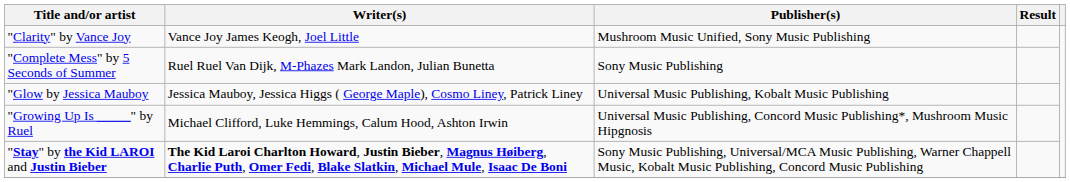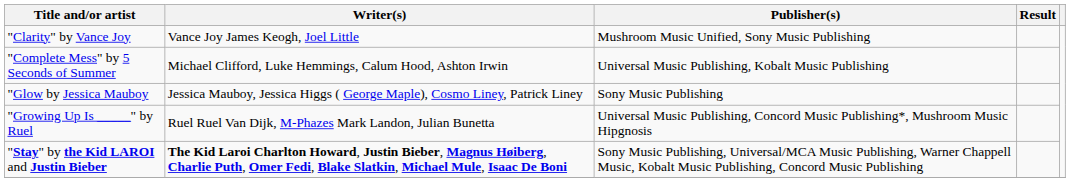(331, 65) Ruel Ruel Van Dijk, M-Phazes Mark Landon, Julian Bunetta -> (338, 65) Michael Clifford, Luke Hemmings, Calum Hood, Ashton Irwin
(660, 65) Sony Music Publishing -> (743, 65) Universal Music Publishing, Kobalt Music Publishing
(743, 94) Universal Music Publishing, Kobalt Music Publishing -> (660, 94) Sony Music Publishing
(338, 123) Michael Clifford, Luke Hemmings, Calum Hood, Ashton Irwin -> (331, 123) Ruel Ruel Van Dijk, M-Phazes Mark Landon, Julian Bunetta
